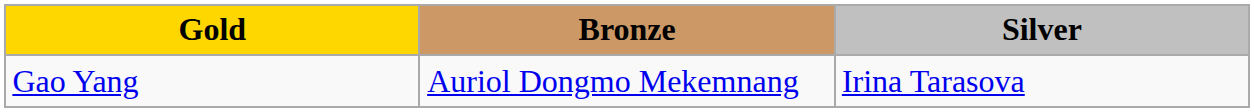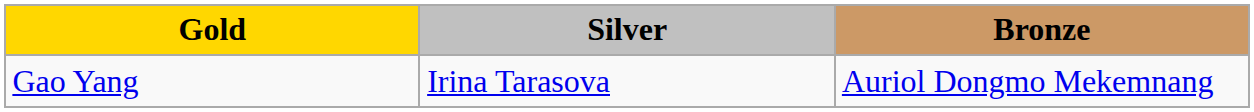columns swapped: (1042, 29) <-> (627, 29)
